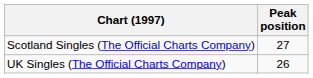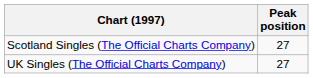(283, 63) 26 -> (283, 63) 27
